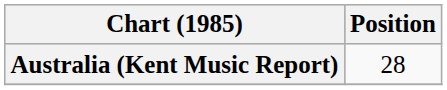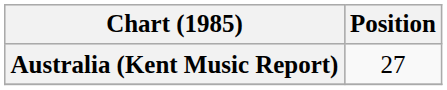(393, 63) 28 -> (393, 63) 27
